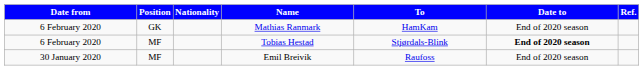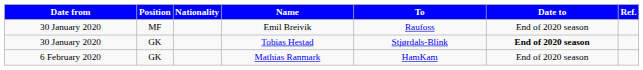rows swapped: (287, 58) <-> (287, 27)
(70, 42) 6 February 2020 -> (70, 42) 30 January 2020
(155, 42) MF -> (155, 42) GK
